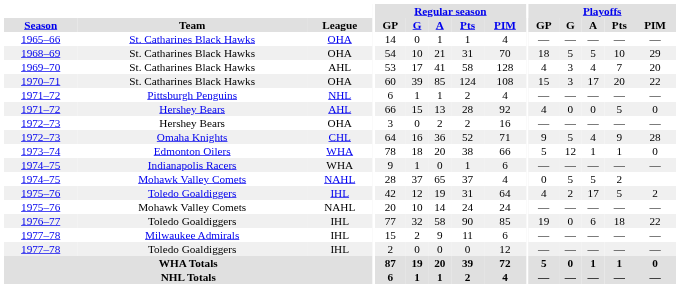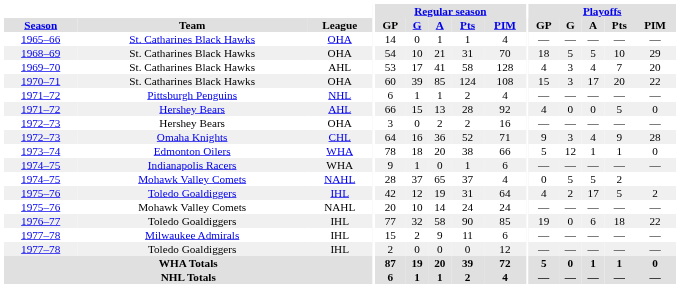(570, 137) 5 -> (570, 137) 3
